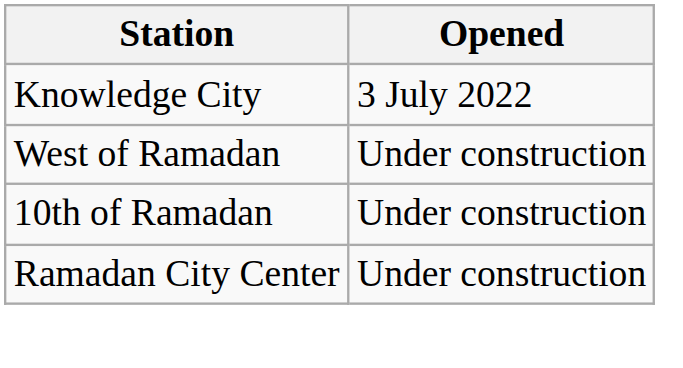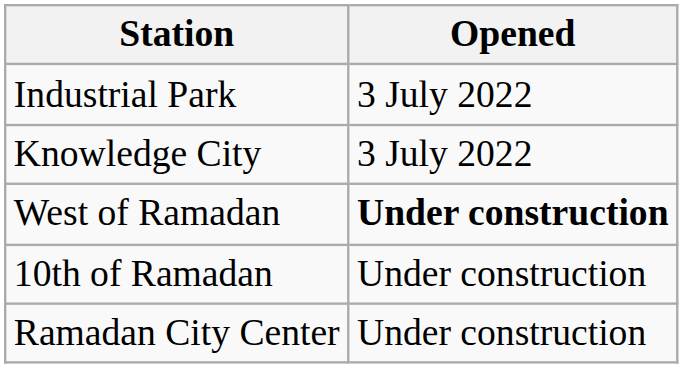+ row: (125, 93)
(502, 153) normal -> (513, 213) bold
